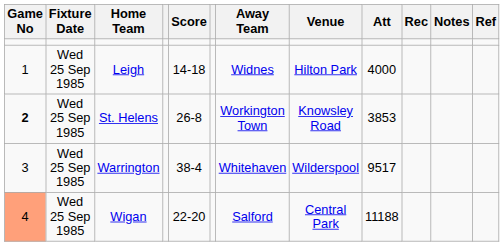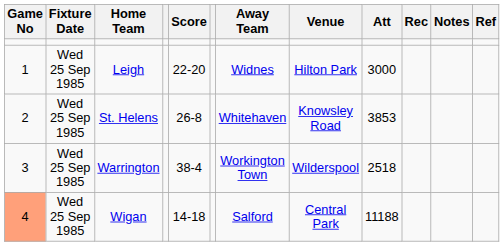(189, 69) 14-18 -> (189, 69) 22-20
(382, 69) 4000 -> (382, 69) 3000
(25, 118) bold -> (25, 118) normal
(252, 118) Workington Town -> (253, 118) Whitehaven
(253, 167) Whitehaven -> (252, 167) Workington Town
(382, 167) 9517 -> (382, 167) 2518
(189, 216) 22-20 -> (189, 216) 14-18
